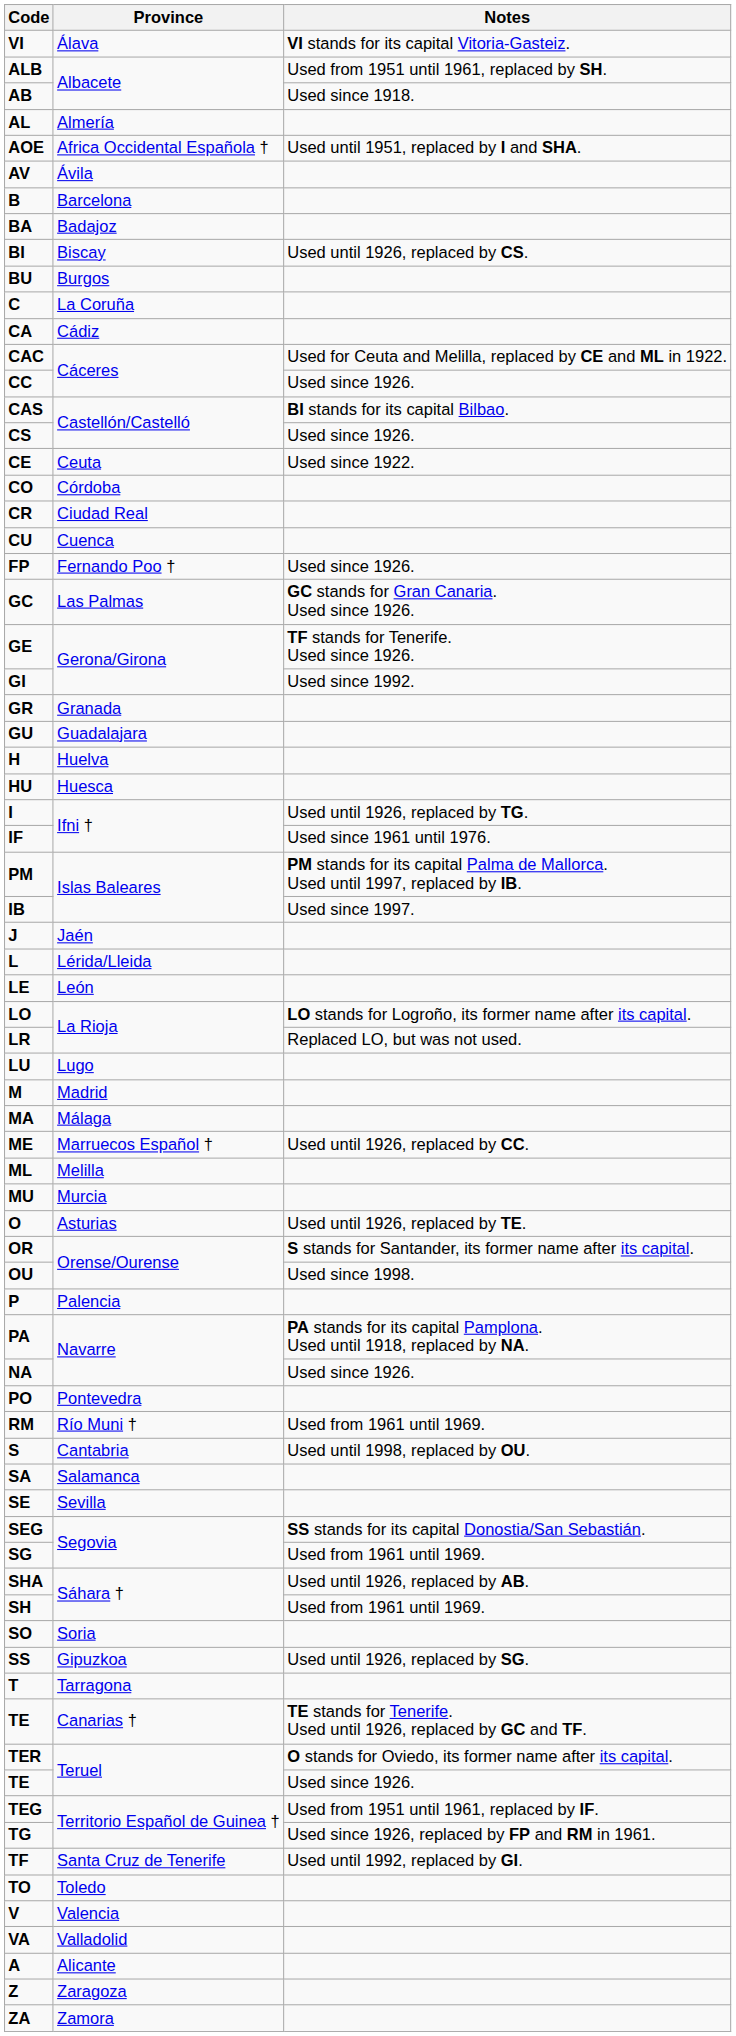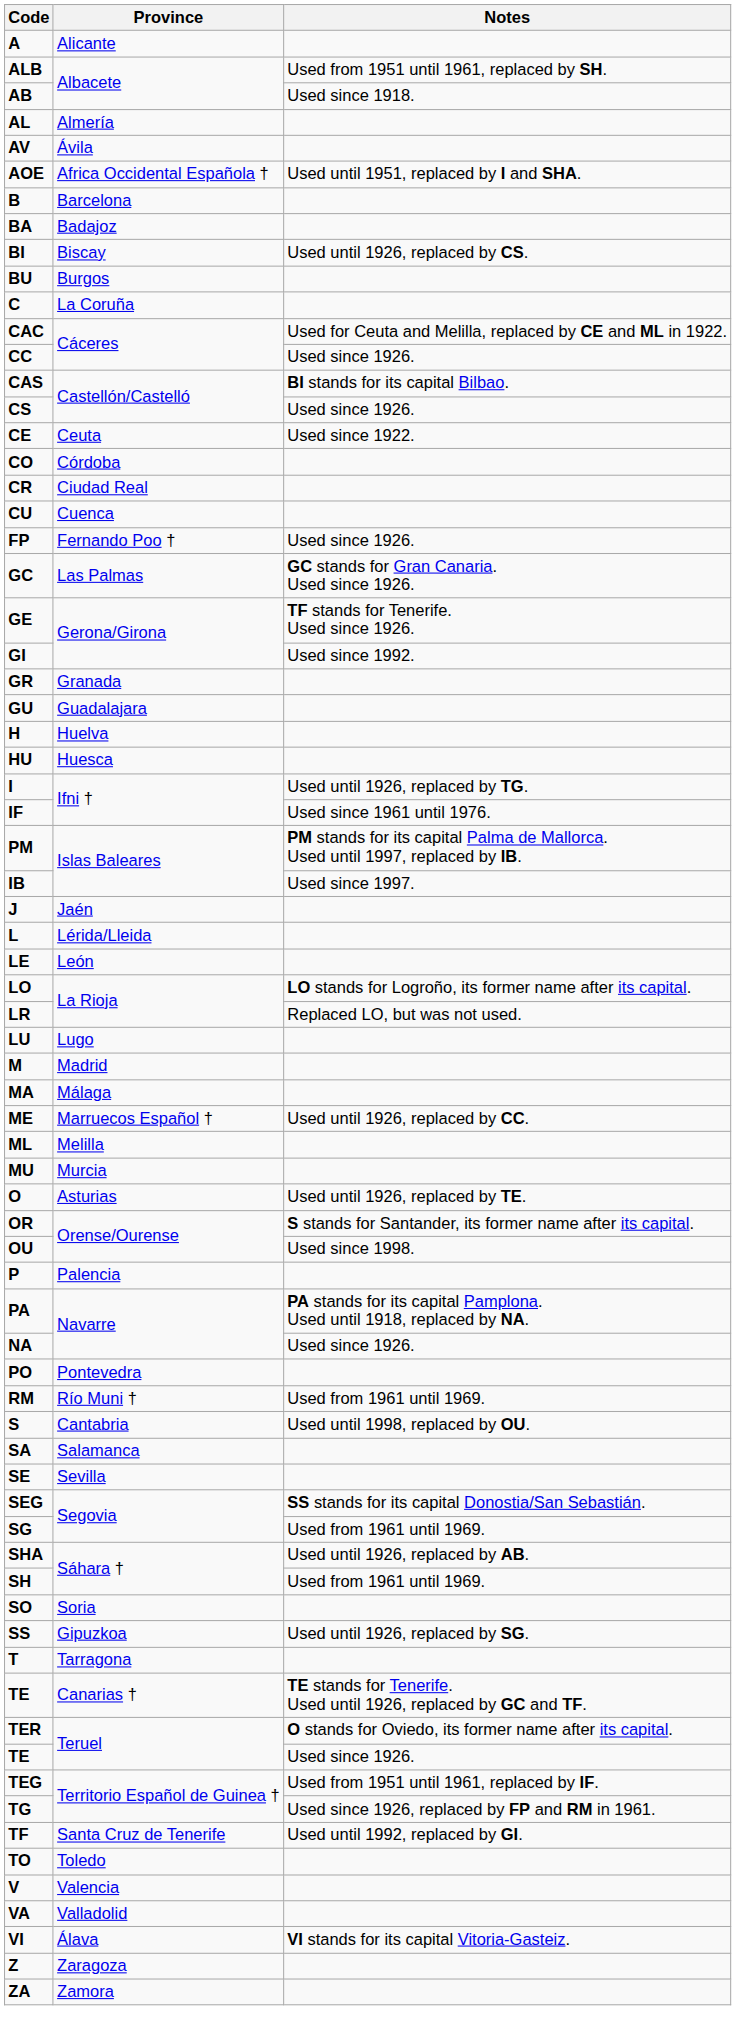rows swapped: (14, 1965) <-> (16, 43)
rows swapped: (26, 148) <-> (19, 174)
- row: (20, 331)
